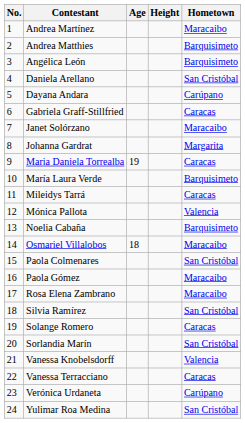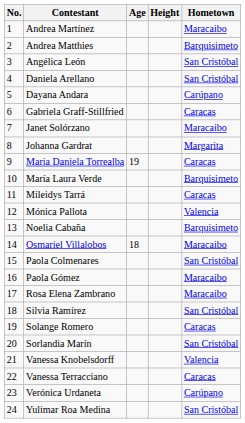(211, 62) Barquisimeto -> (211, 62) San Cristóbal
